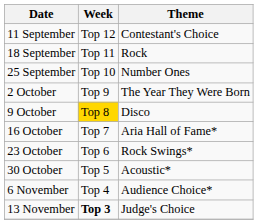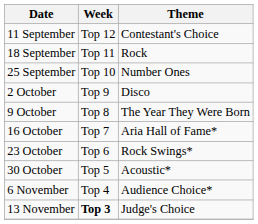(186, 92) The Year They Were Born -> (135, 92) Disco
(95, 111) gold background -> (95, 111) no background
(135, 111) Disco -> (186, 111) The Year They Were Born
